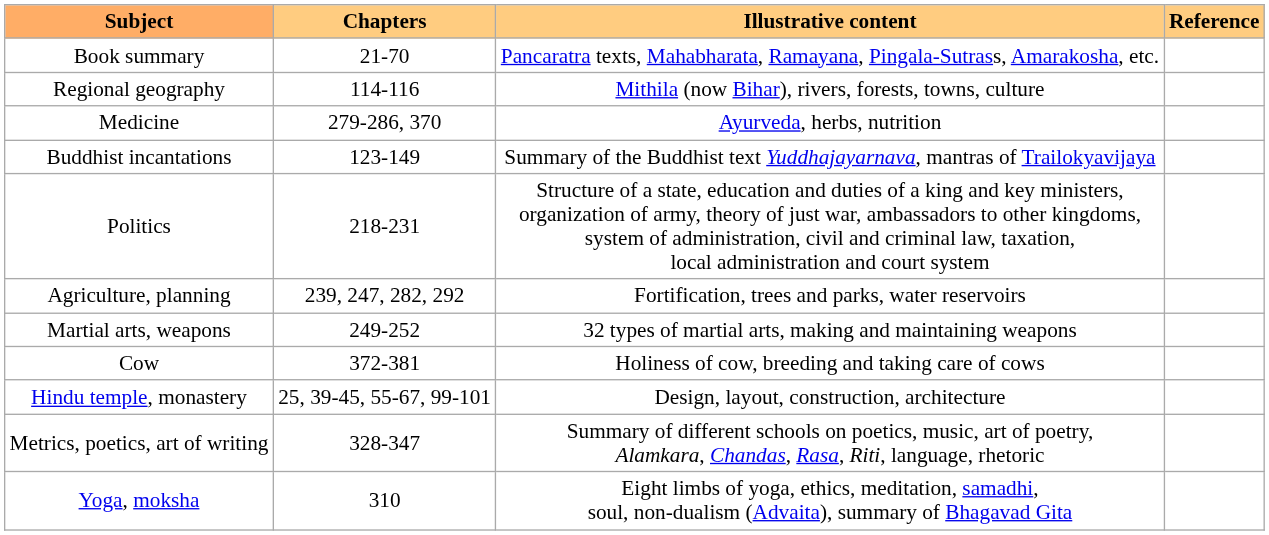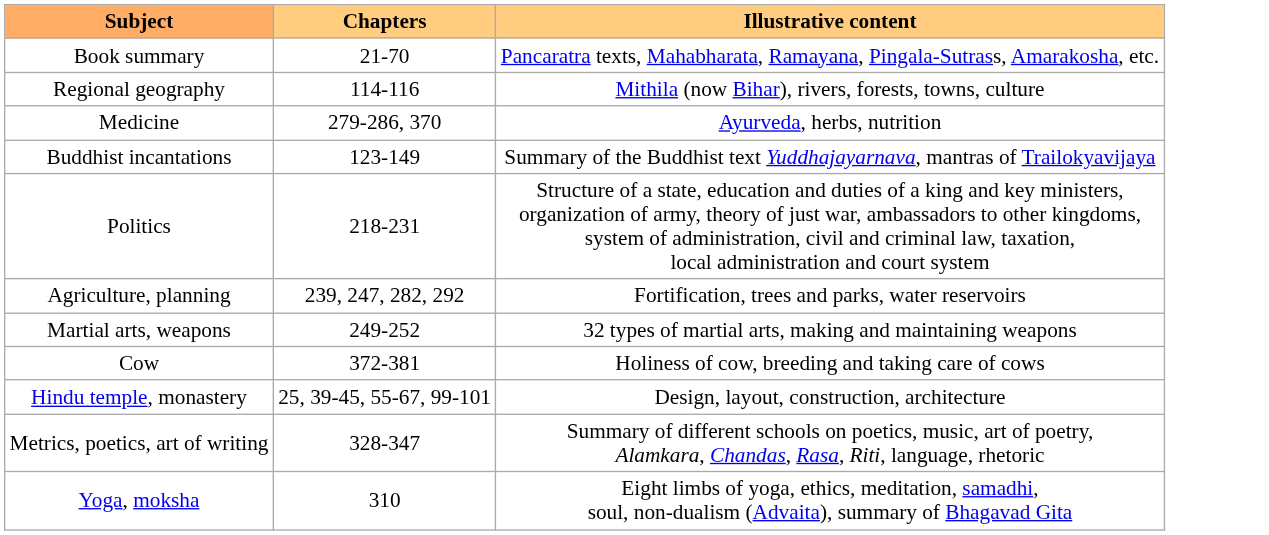- column: (1214, 21)
